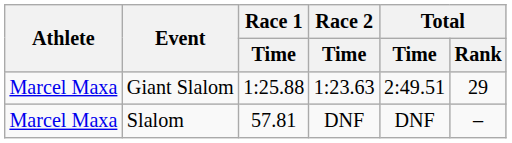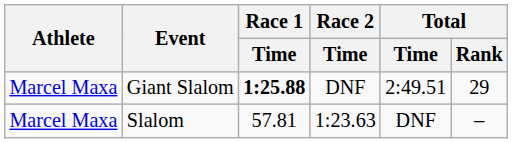(274, 88) normal -> (274, 88) bold
(344, 88) 1:23.63 -> (345, 88) DNF
(344, 121) DNF -> (345, 121) 1:23.63
